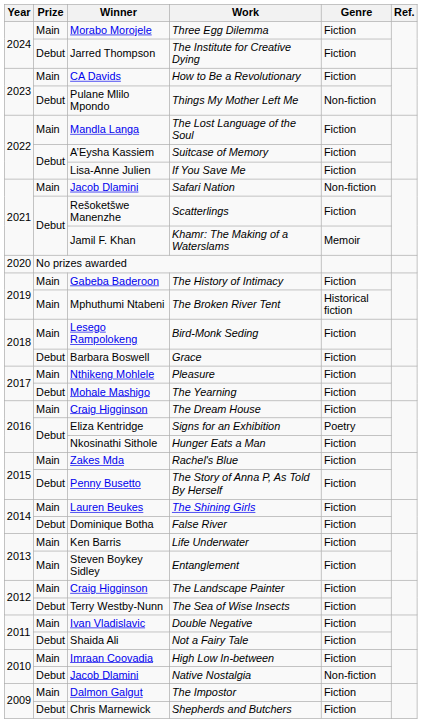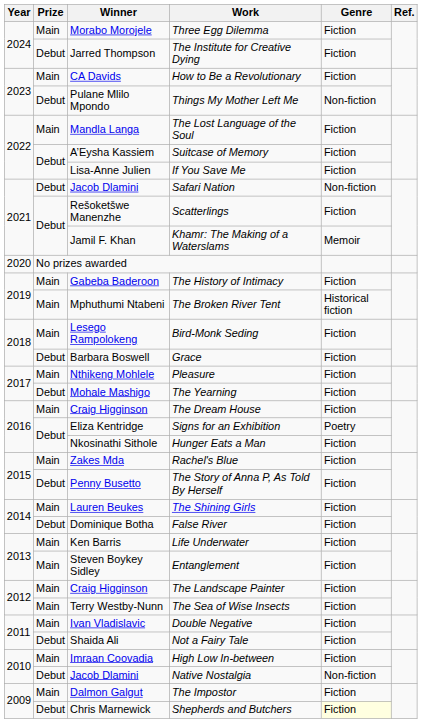(48, 187) Main -> (51, 187) Debut
(51, 606) Debut -> (48, 606) Main
(340, 709) no background -> (340, 709) lightyellow background
